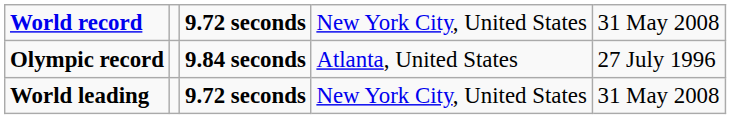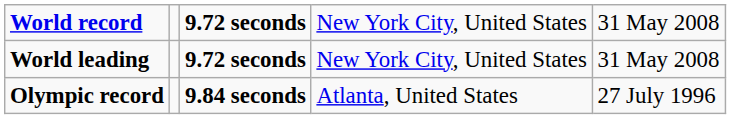rows swapped: (87, 58) <-> (80, 95)
